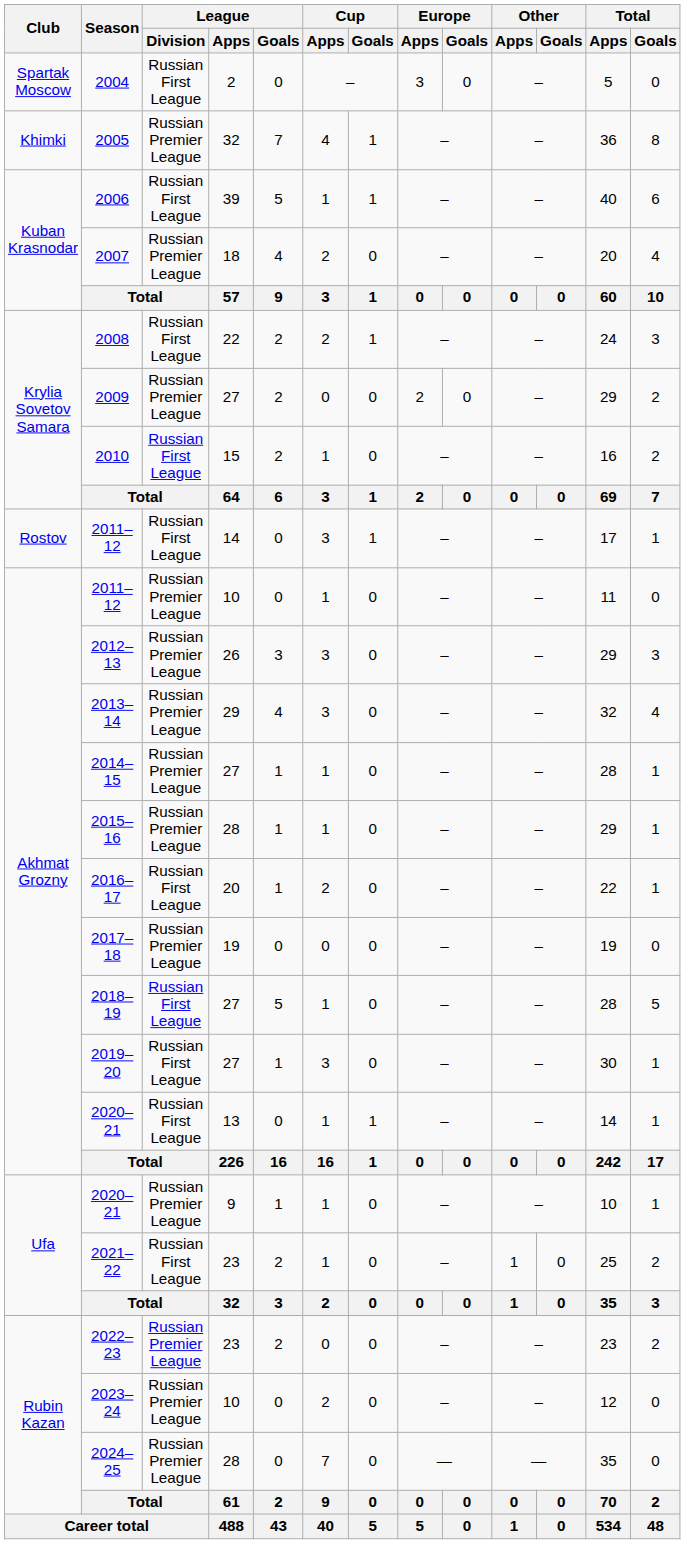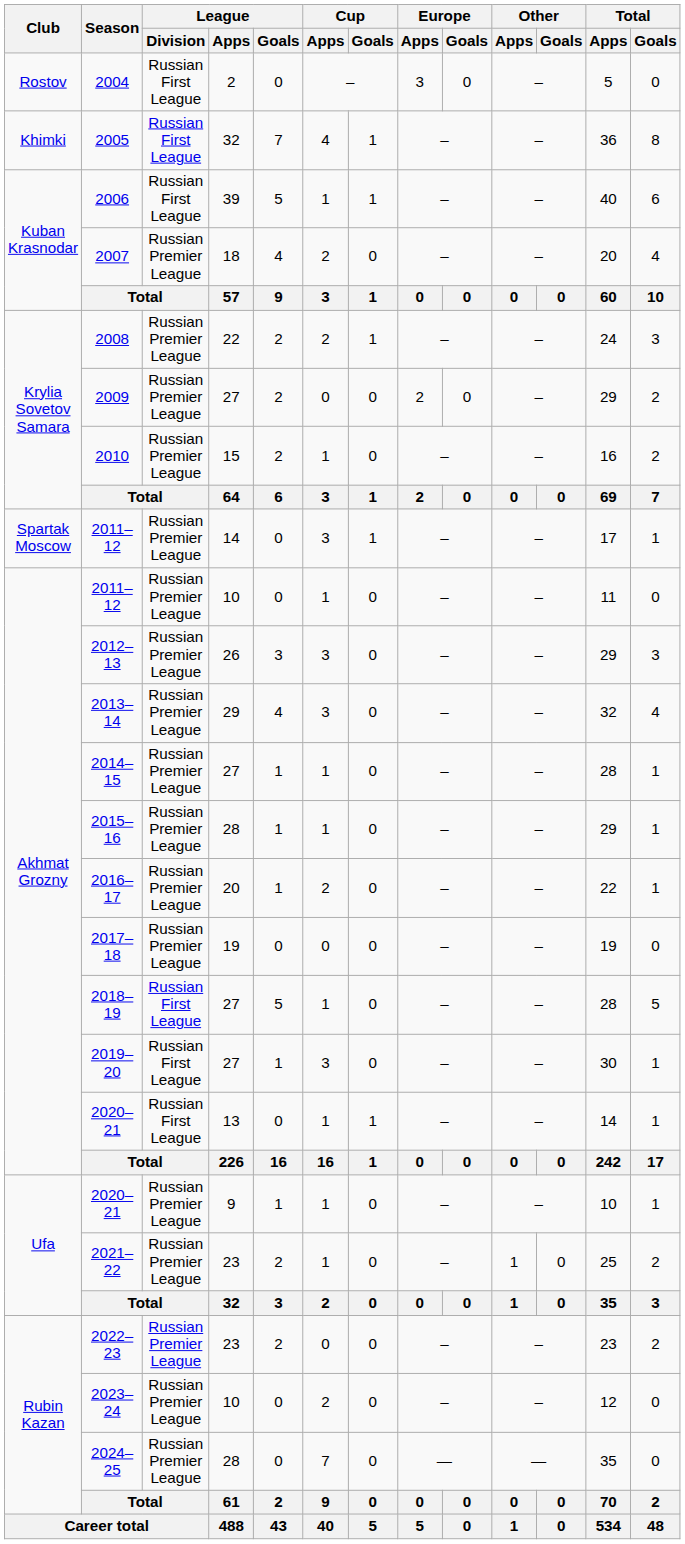(43, 81) Spartak Moscow -> (43, 81) Rostov
(176, 140) Russian Premier League -> (176, 140) Russian First League
(176, 339) Russian First League -> (176, 339) Russian Premier League
(176, 455) Russian First League -> (176, 455) Russian Premier League
(43, 538) Rostov -> (43, 538) Spartak Moscow
(176, 538) Russian First League -> (176, 538) Russian Premier League
(176, 888) Russian First League -> (176, 888) Russian Premier League
(176, 1262) Russian First League -> (176, 1262) Russian Premier League
